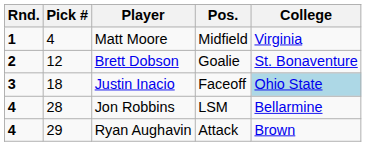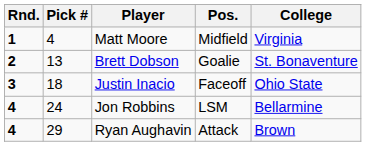(54, 61) 12 -> (54, 61) 13
(288, 84) lightblue background -> (288, 84) no background
(54, 107) 28 -> (54, 107) 24
